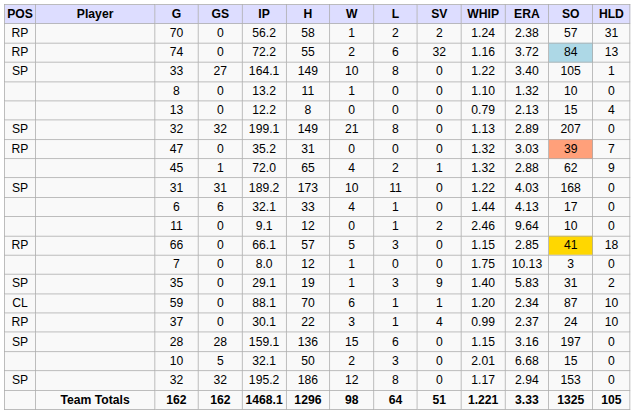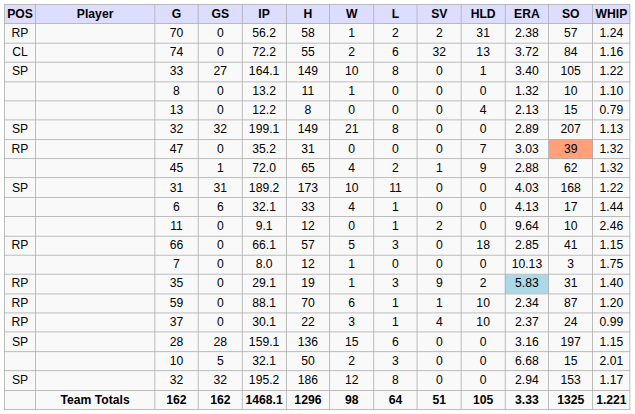columns swapped: (611, 14) <-> (483, 14)
(20, 52) RP -> (20, 52) CL
(571, 52) lightblue background -> (571, 52) no background
(571, 245) gold background -> (571, 245) no background
(20, 284) SP -> (20, 284) RP
(527, 284) no background -> (527, 284) lightblue background
(20, 303) CL -> (20, 303) RP
